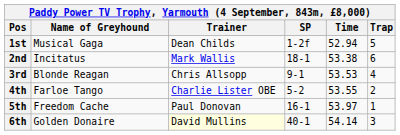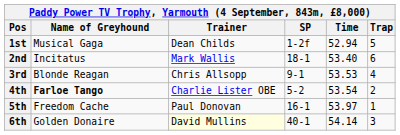(343, 59) 53.38 -> (343, 59) 53.40
(68, 91) normal -> (68, 91) bold
(343, 91) 53.55 -> (343, 91) 53.54
